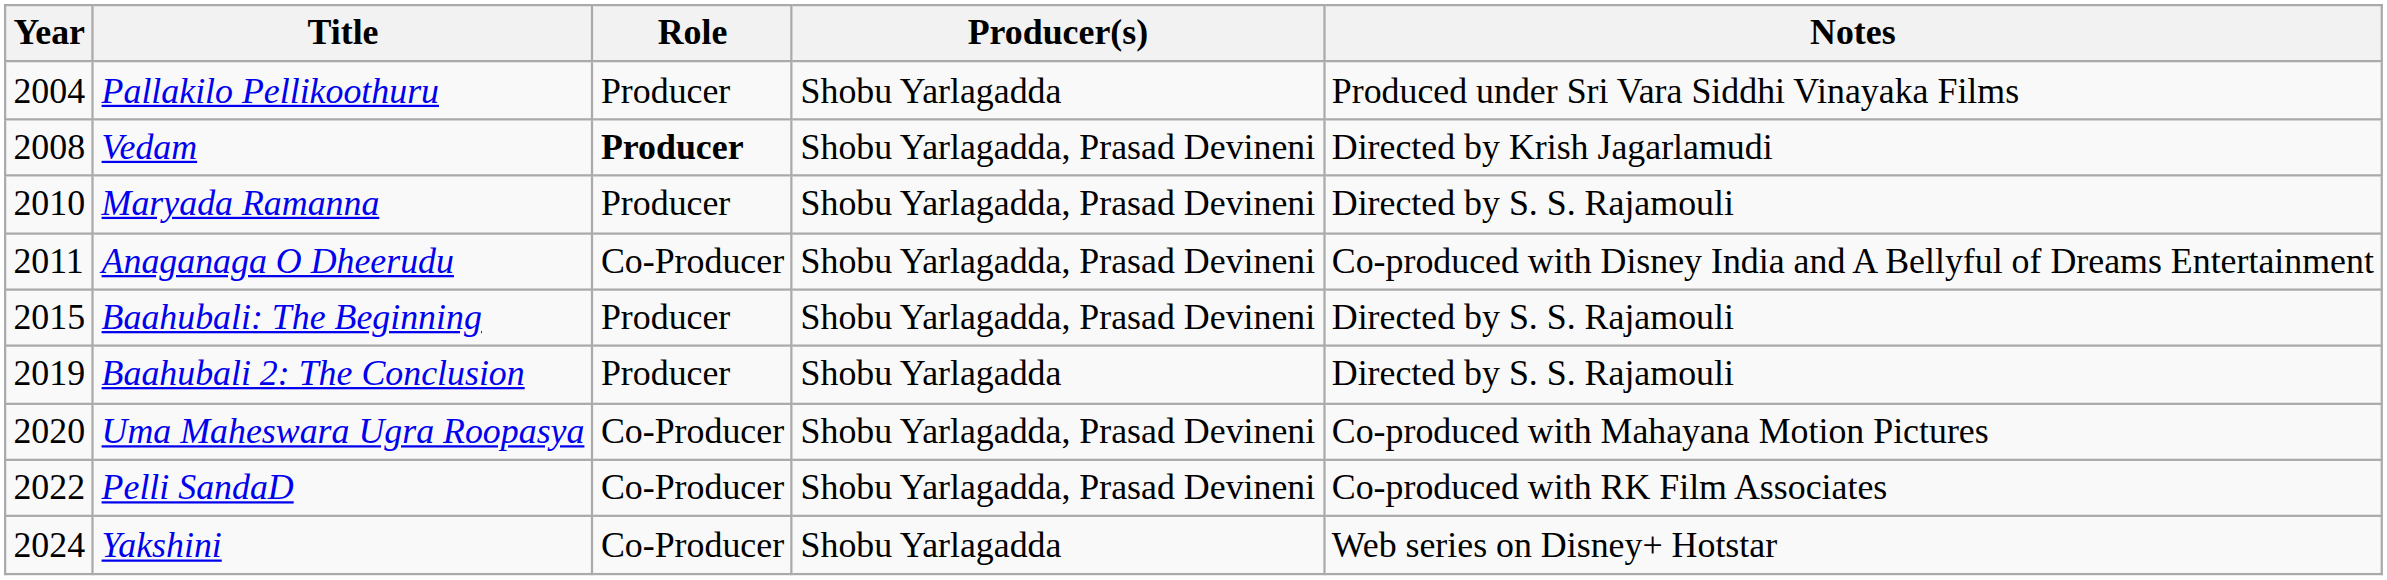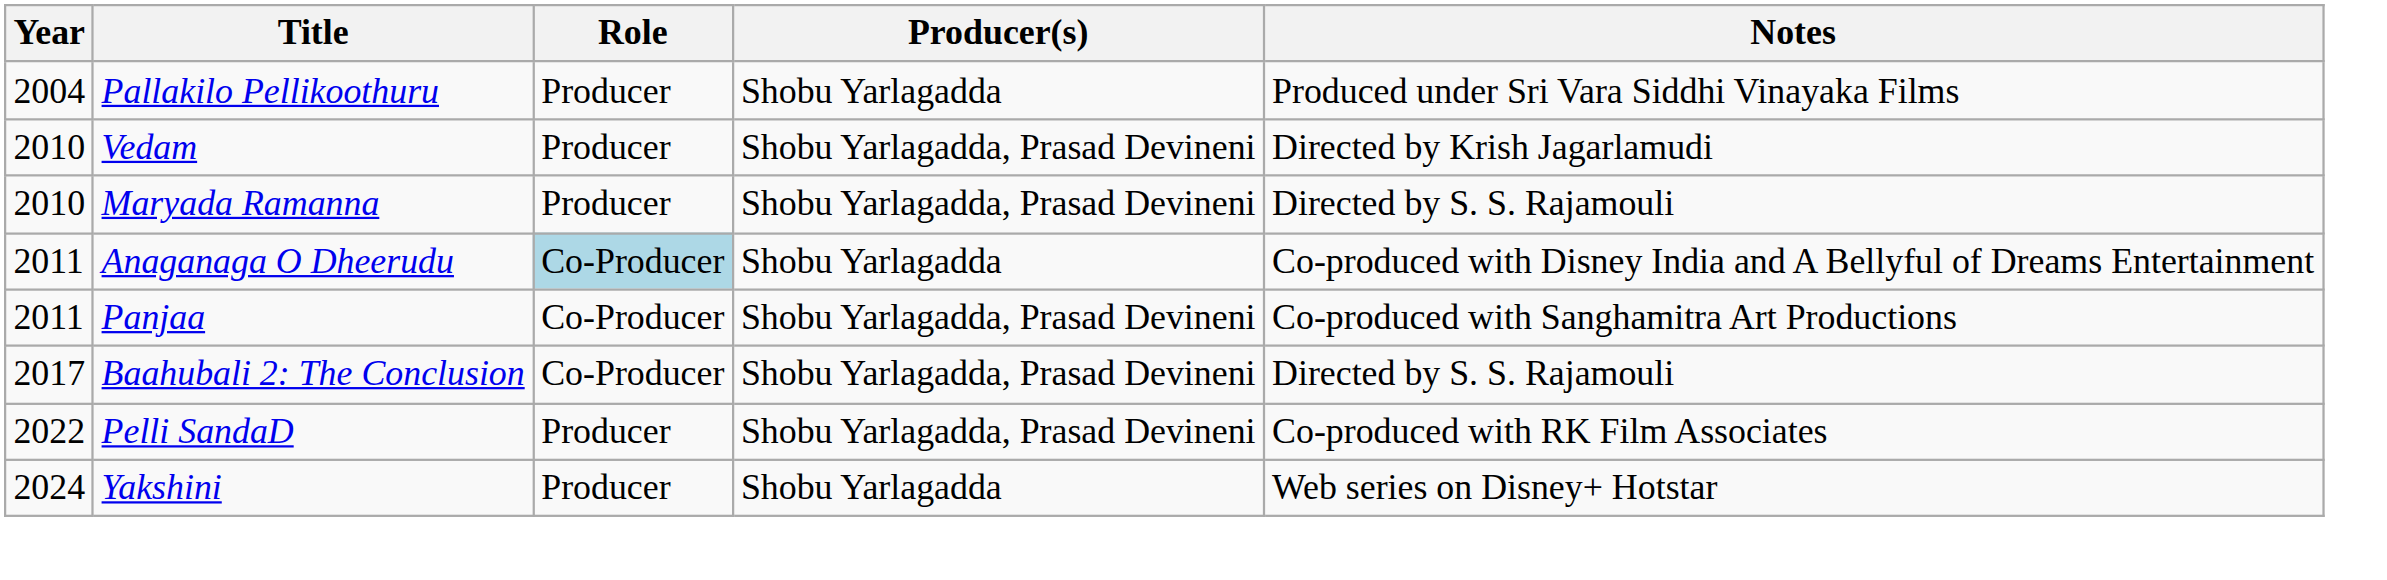(49, 146) 2008 -> (49, 146) 2010
(672, 146) bold -> (606, 146) normal
(693, 260) no background -> (633, 260) lightblue background
(1058, 260) Shobu Yarlagadda, Prasad Devineni -> (871, 260) Shobu Yarlagadda
+ row: (153, 317)
- row: (292, 317)
(49, 373) 2019 -> (49, 373) 2017
(666, 373) Producer -> (633, 373) Co-Producer
(931, 373) Shobu Yarlagadda -> (998, 373) Shobu Yarlagadda, Prasad Devineni
- row: (343, 430)
(693, 487) Co-Producer -> (606, 430) Producer
(693, 544) Co-Producer -> (606, 487) Producer
